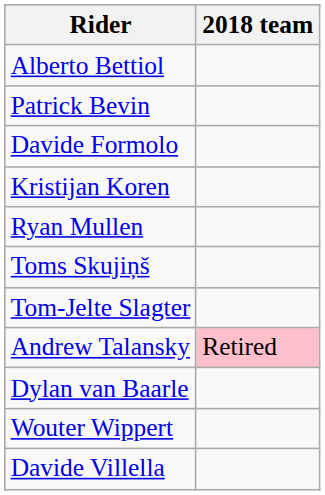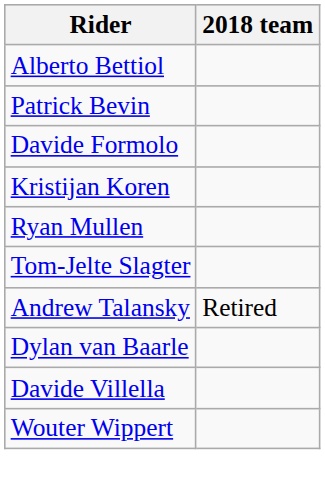- row: (80, 266)
(240, 347) pink background -> (240, 307) no background
rows swapped: (88, 468) <-> (92, 428)
